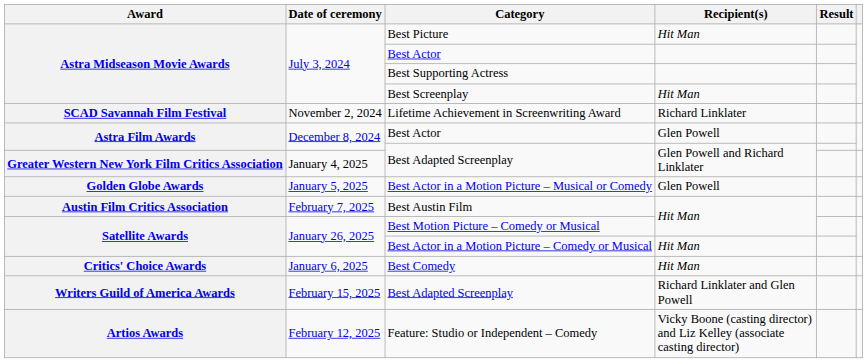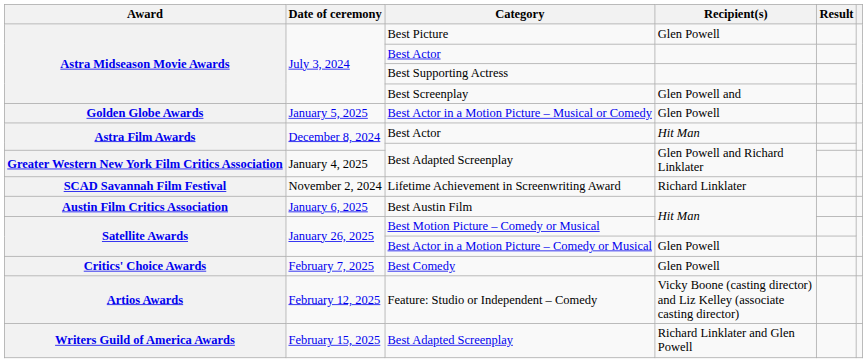(679, 34) Hit Man -> (689, 34) Glen Powell
(679, 93) Hit Man -> (699, 93) Glen Powell and
rows swapped: (145, 113) <-> (145, 186)
(689, 133) Glen Powell -> (679, 133) Hit Man
(331, 206) February 7, 2025 -> (328, 206) January 6, 2025
(679, 246) Hit Man -> (689, 246) Glen Powell
(328, 265) January 6, 2025 -> (331, 265) February 7, 2025
(679, 265) Hit Man -> (689, 265) Glen Powell
rows swapped: (145, 333) <-> (145, 292)
